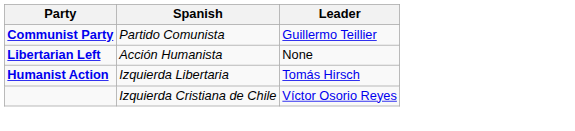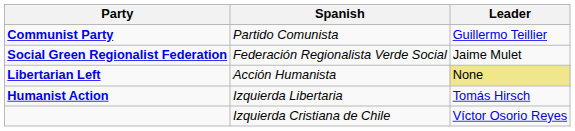+ row: (117, 55)
(298, 55) no background -> (468, 75) khaki background
